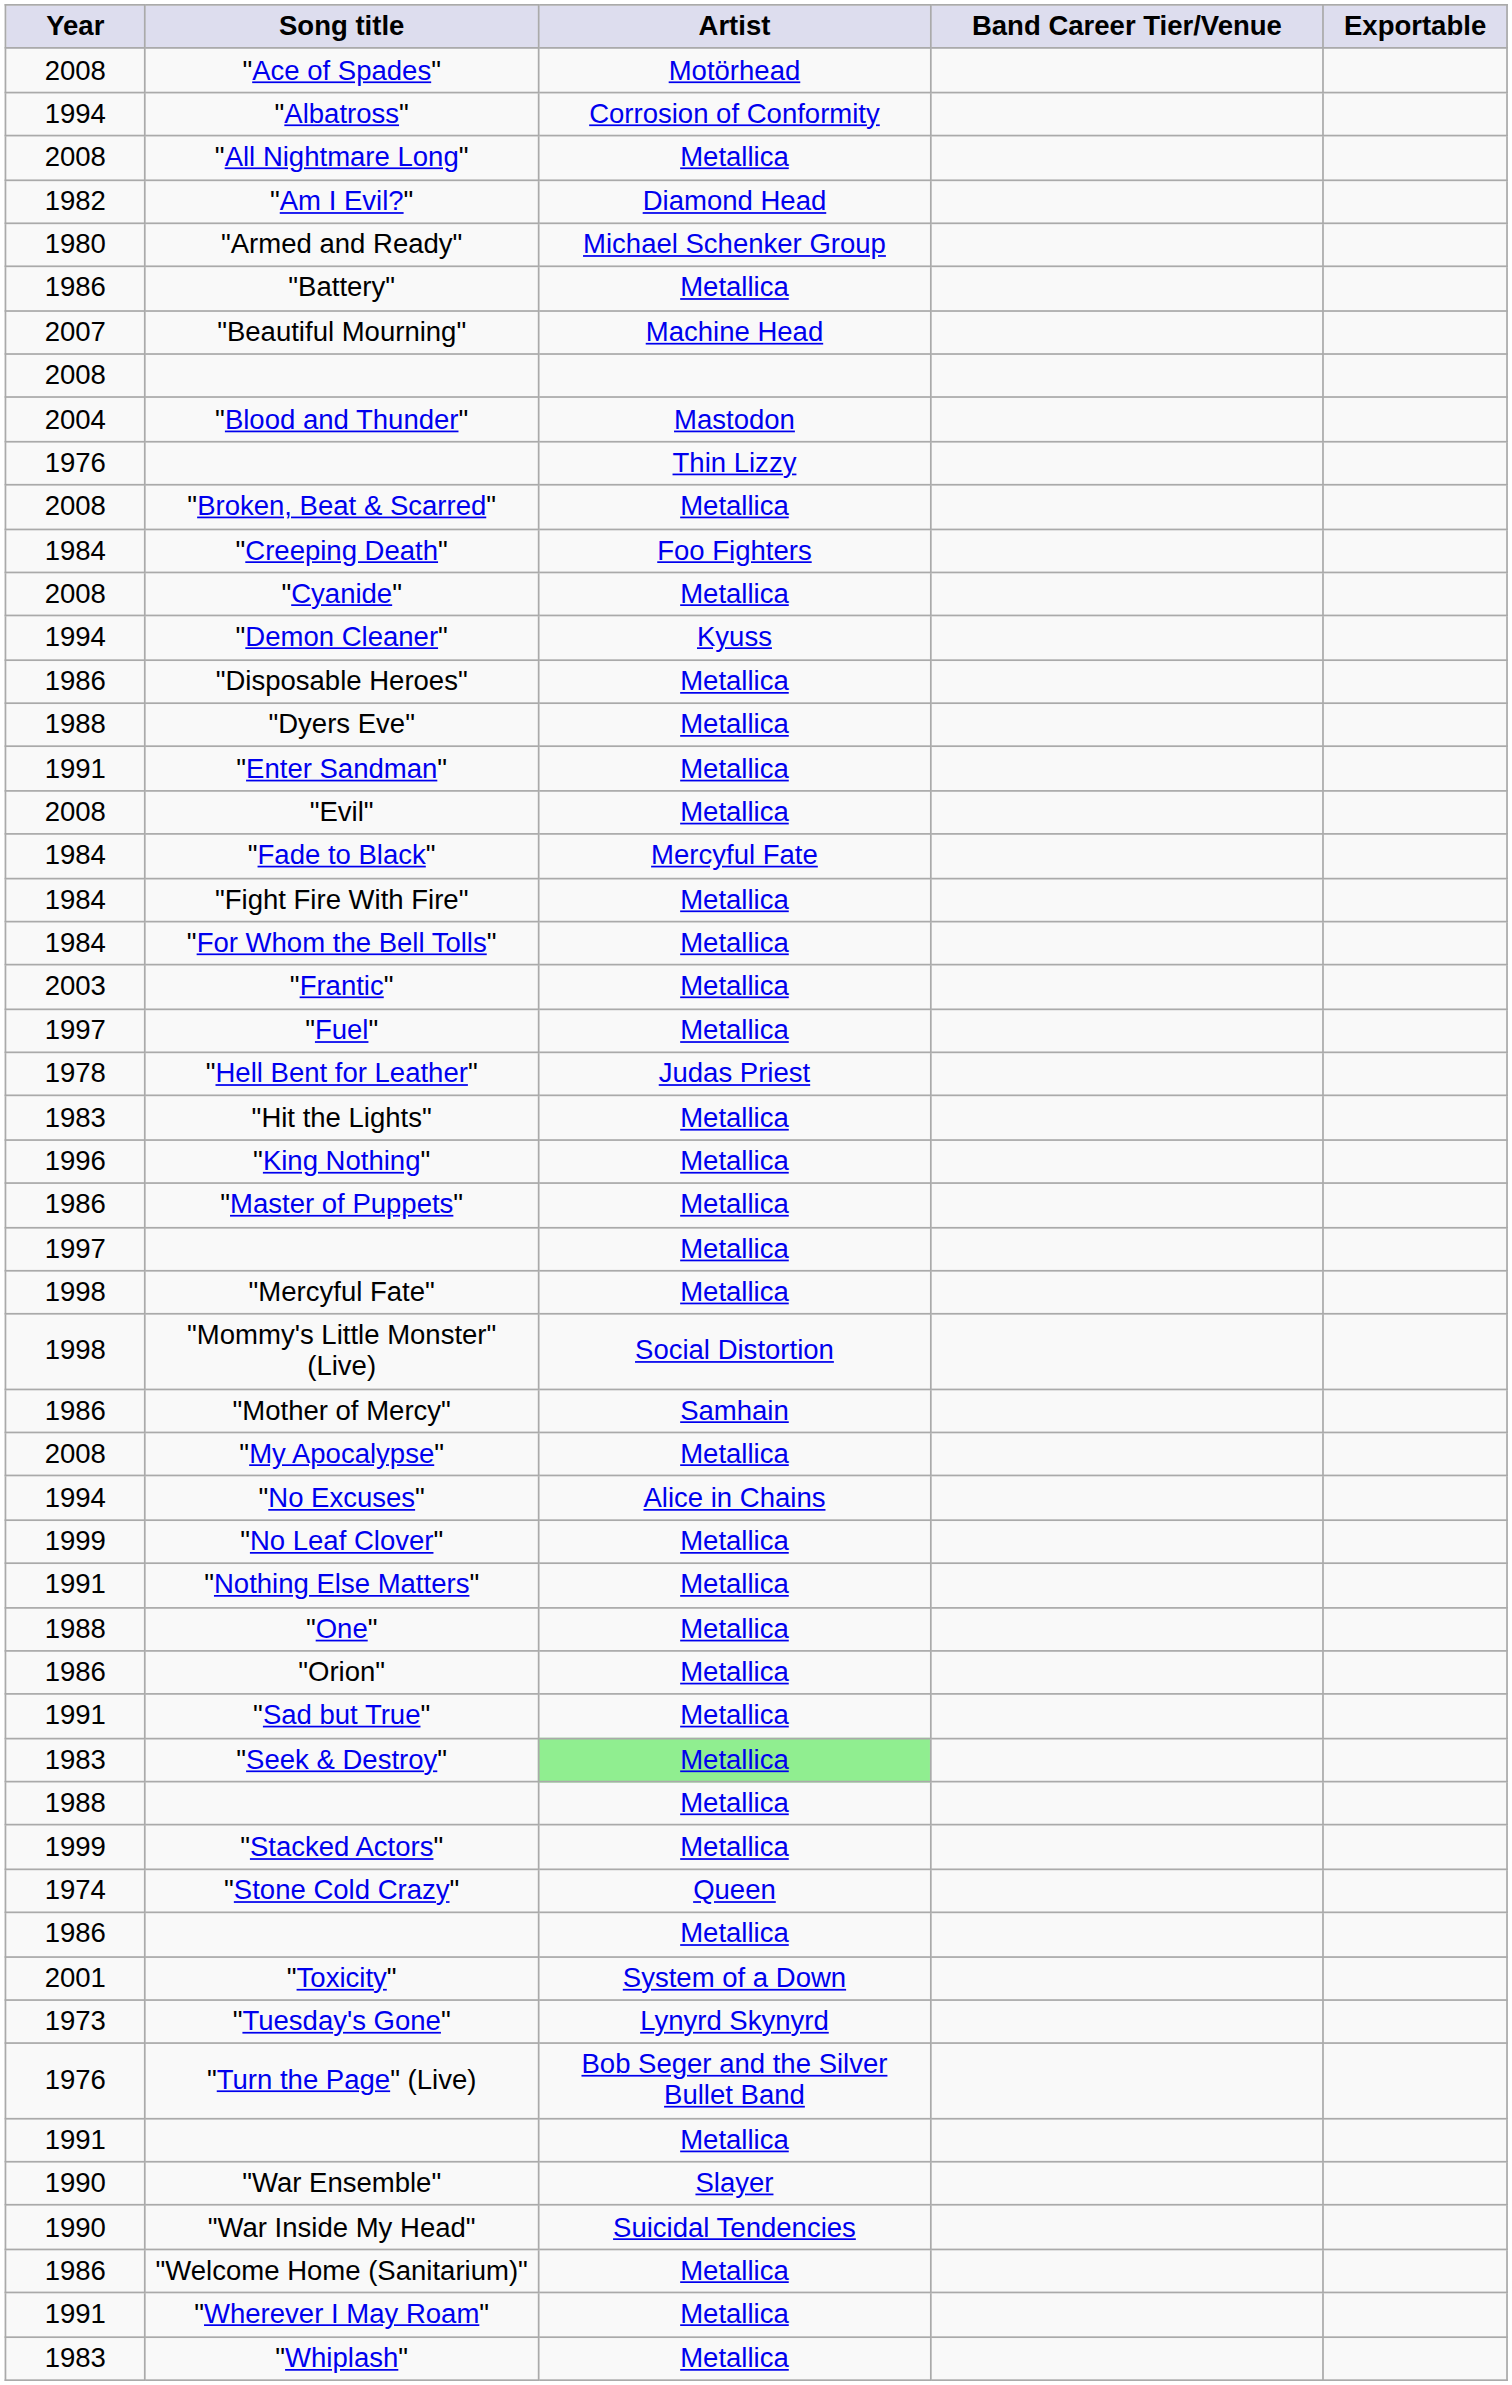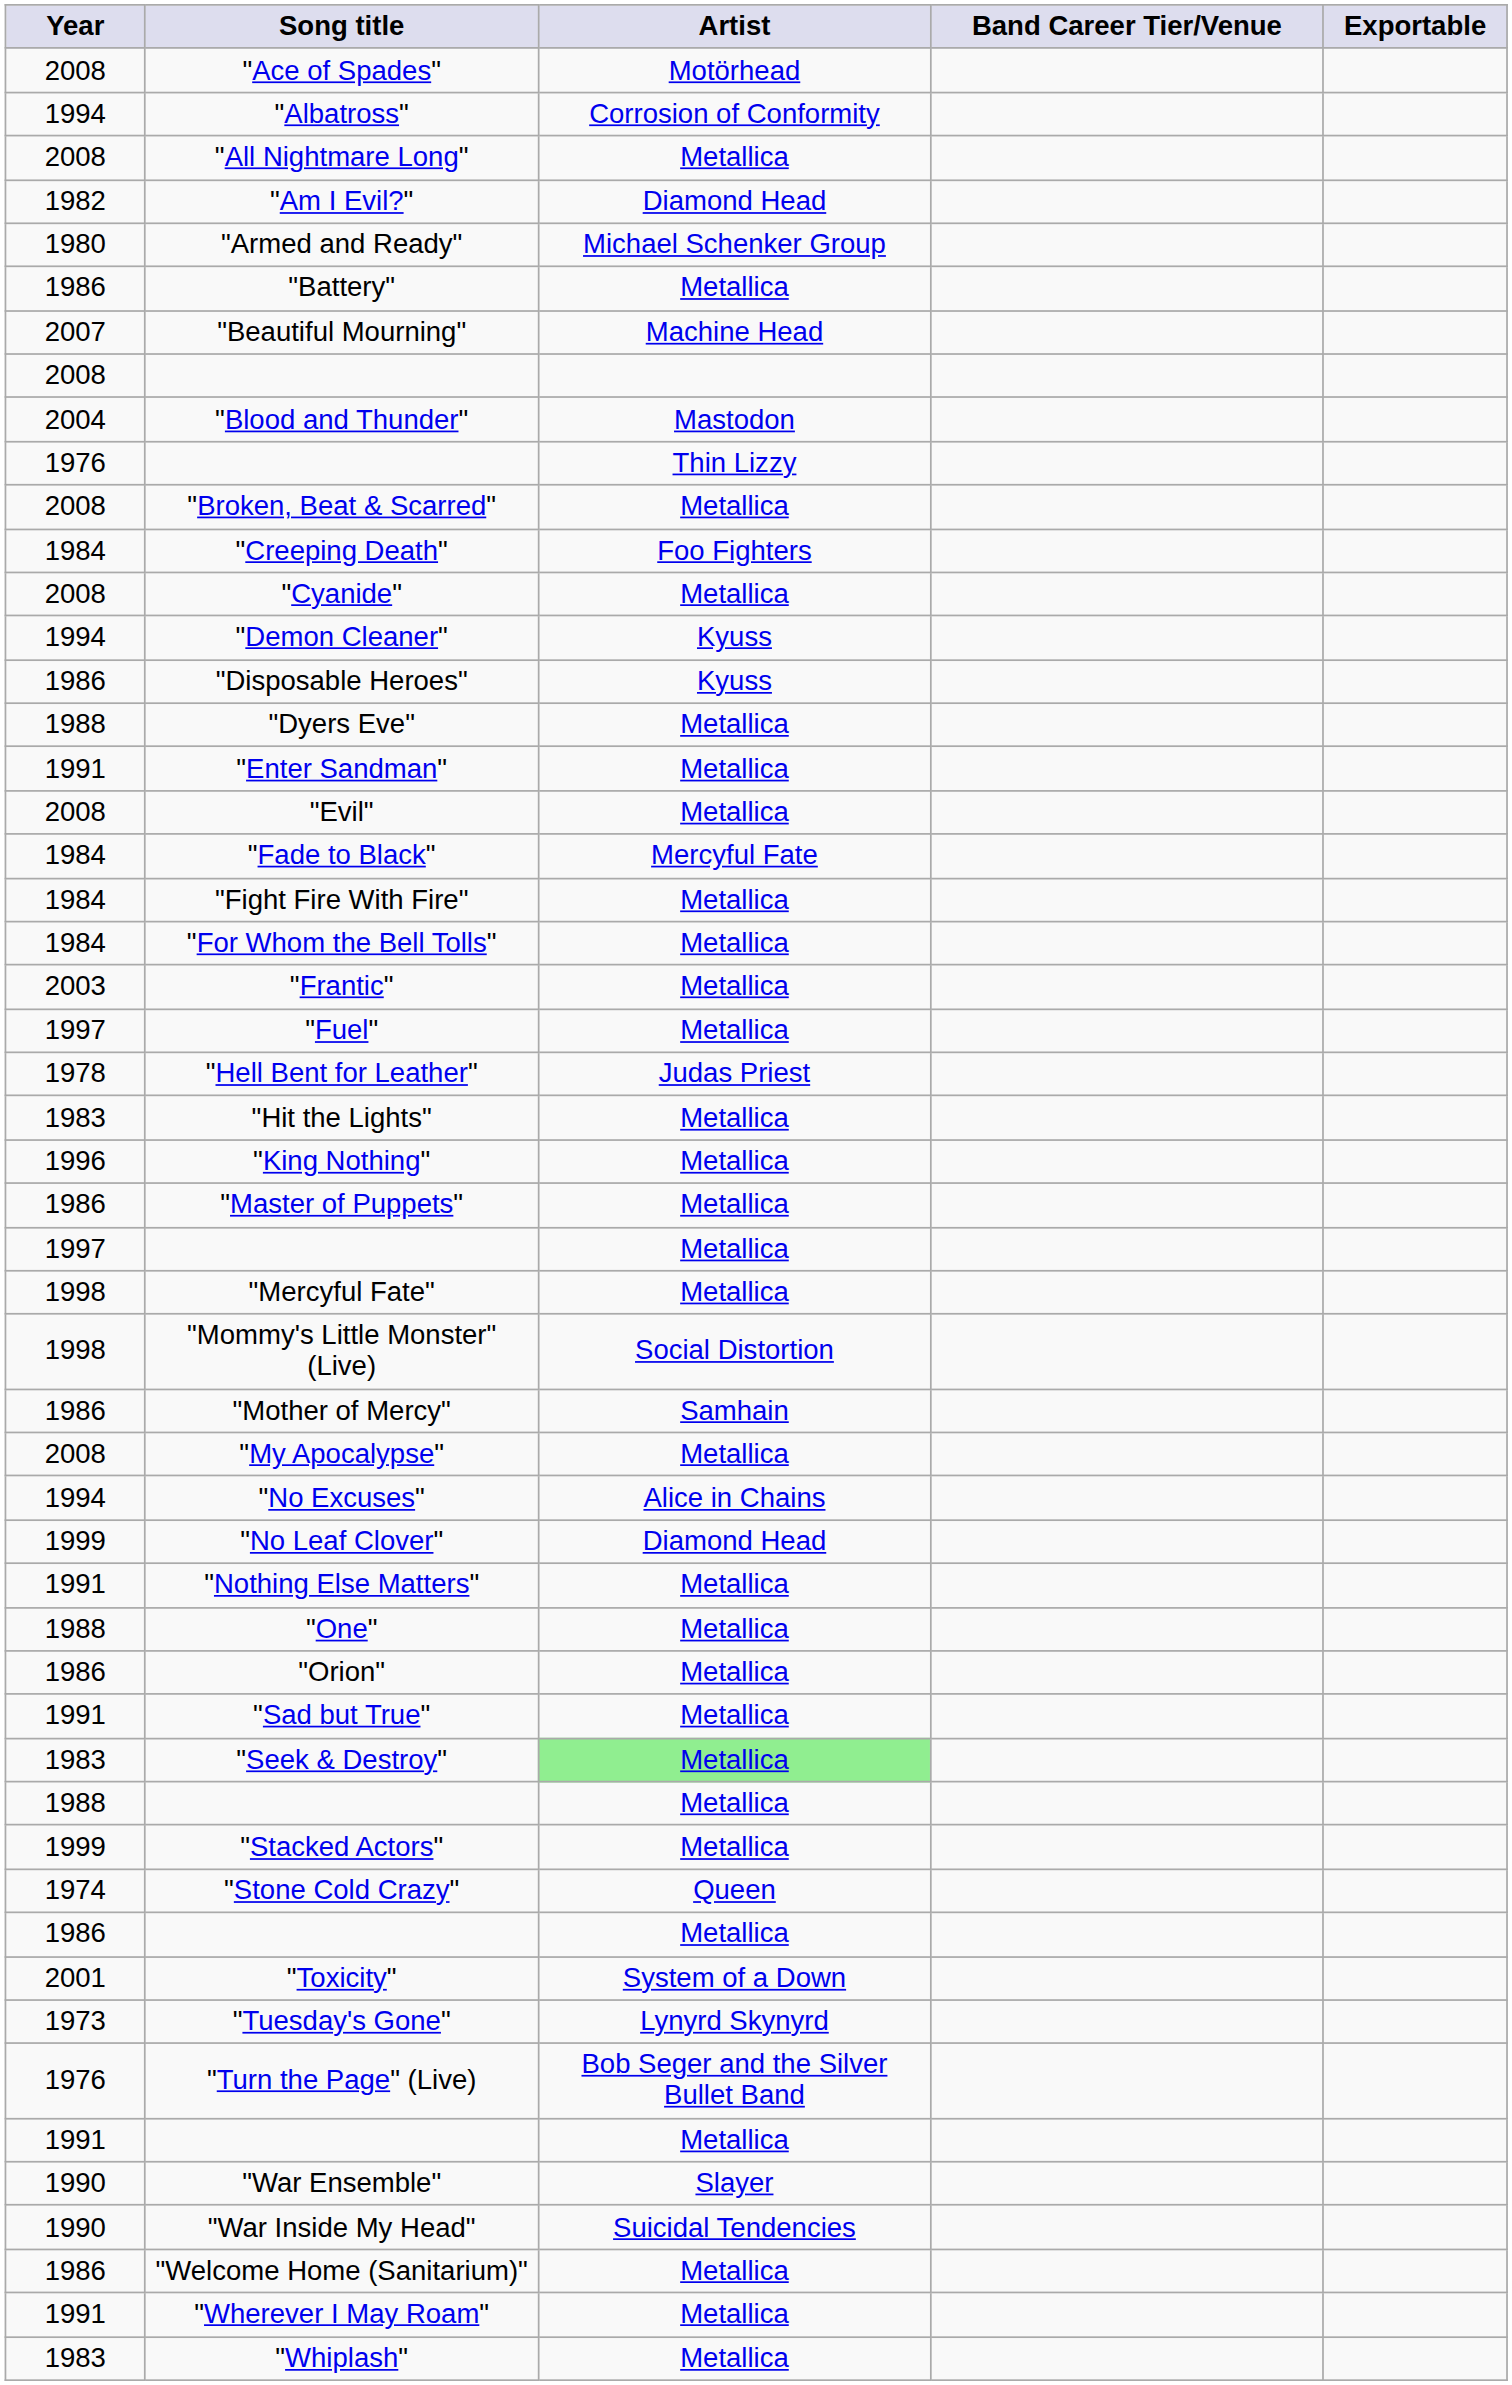(734, 680) Metallica -> (734, 680) Kyuss
(734, 1541) Metallica -> (734, 1541) Diamond Head
